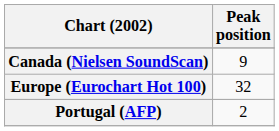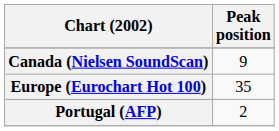(243, 86) 32 -> (243, 86) 35
